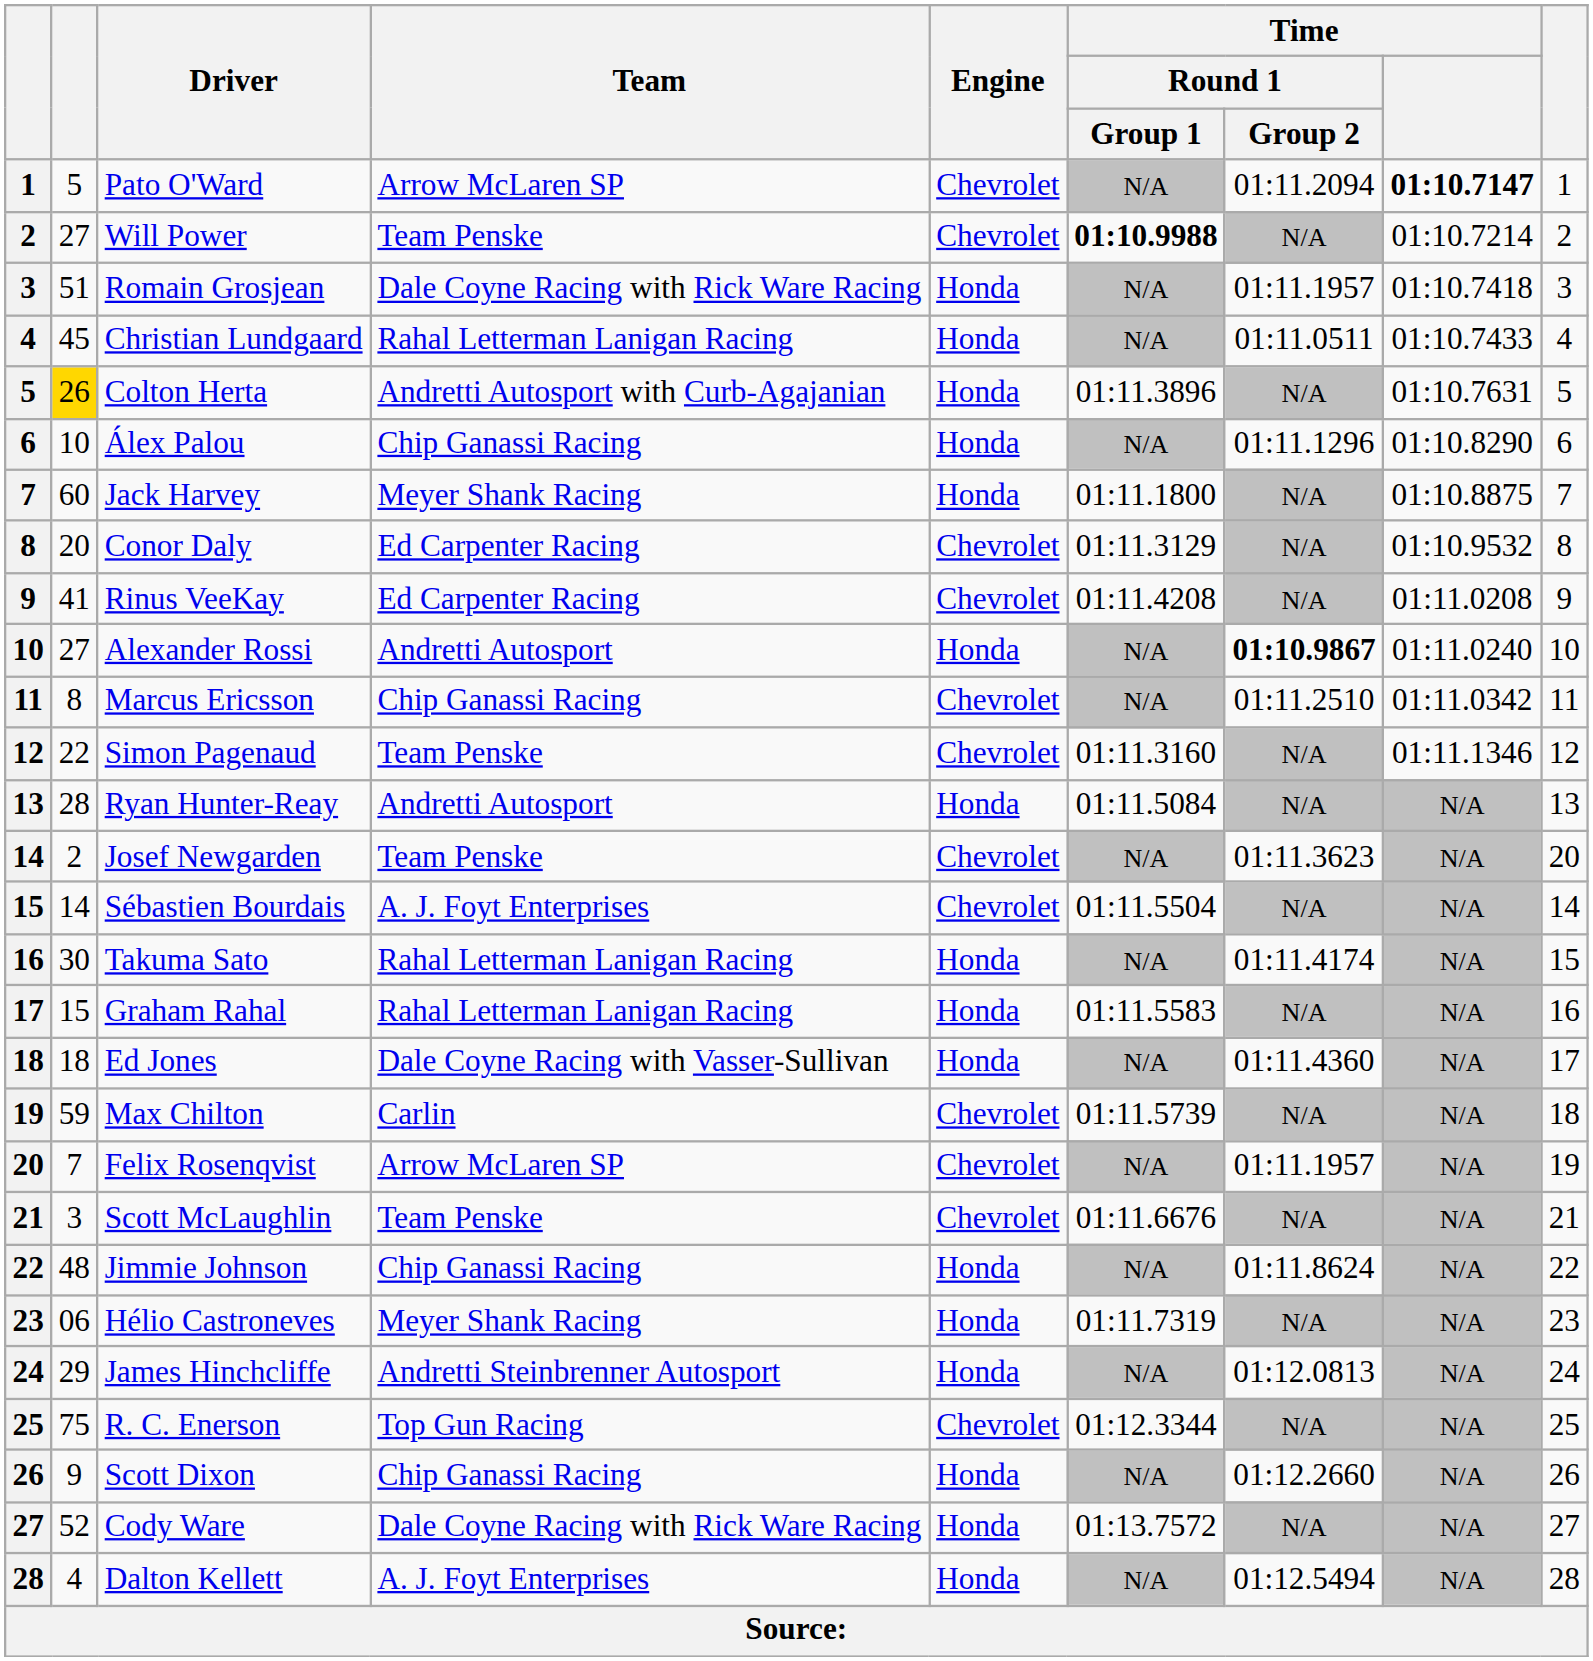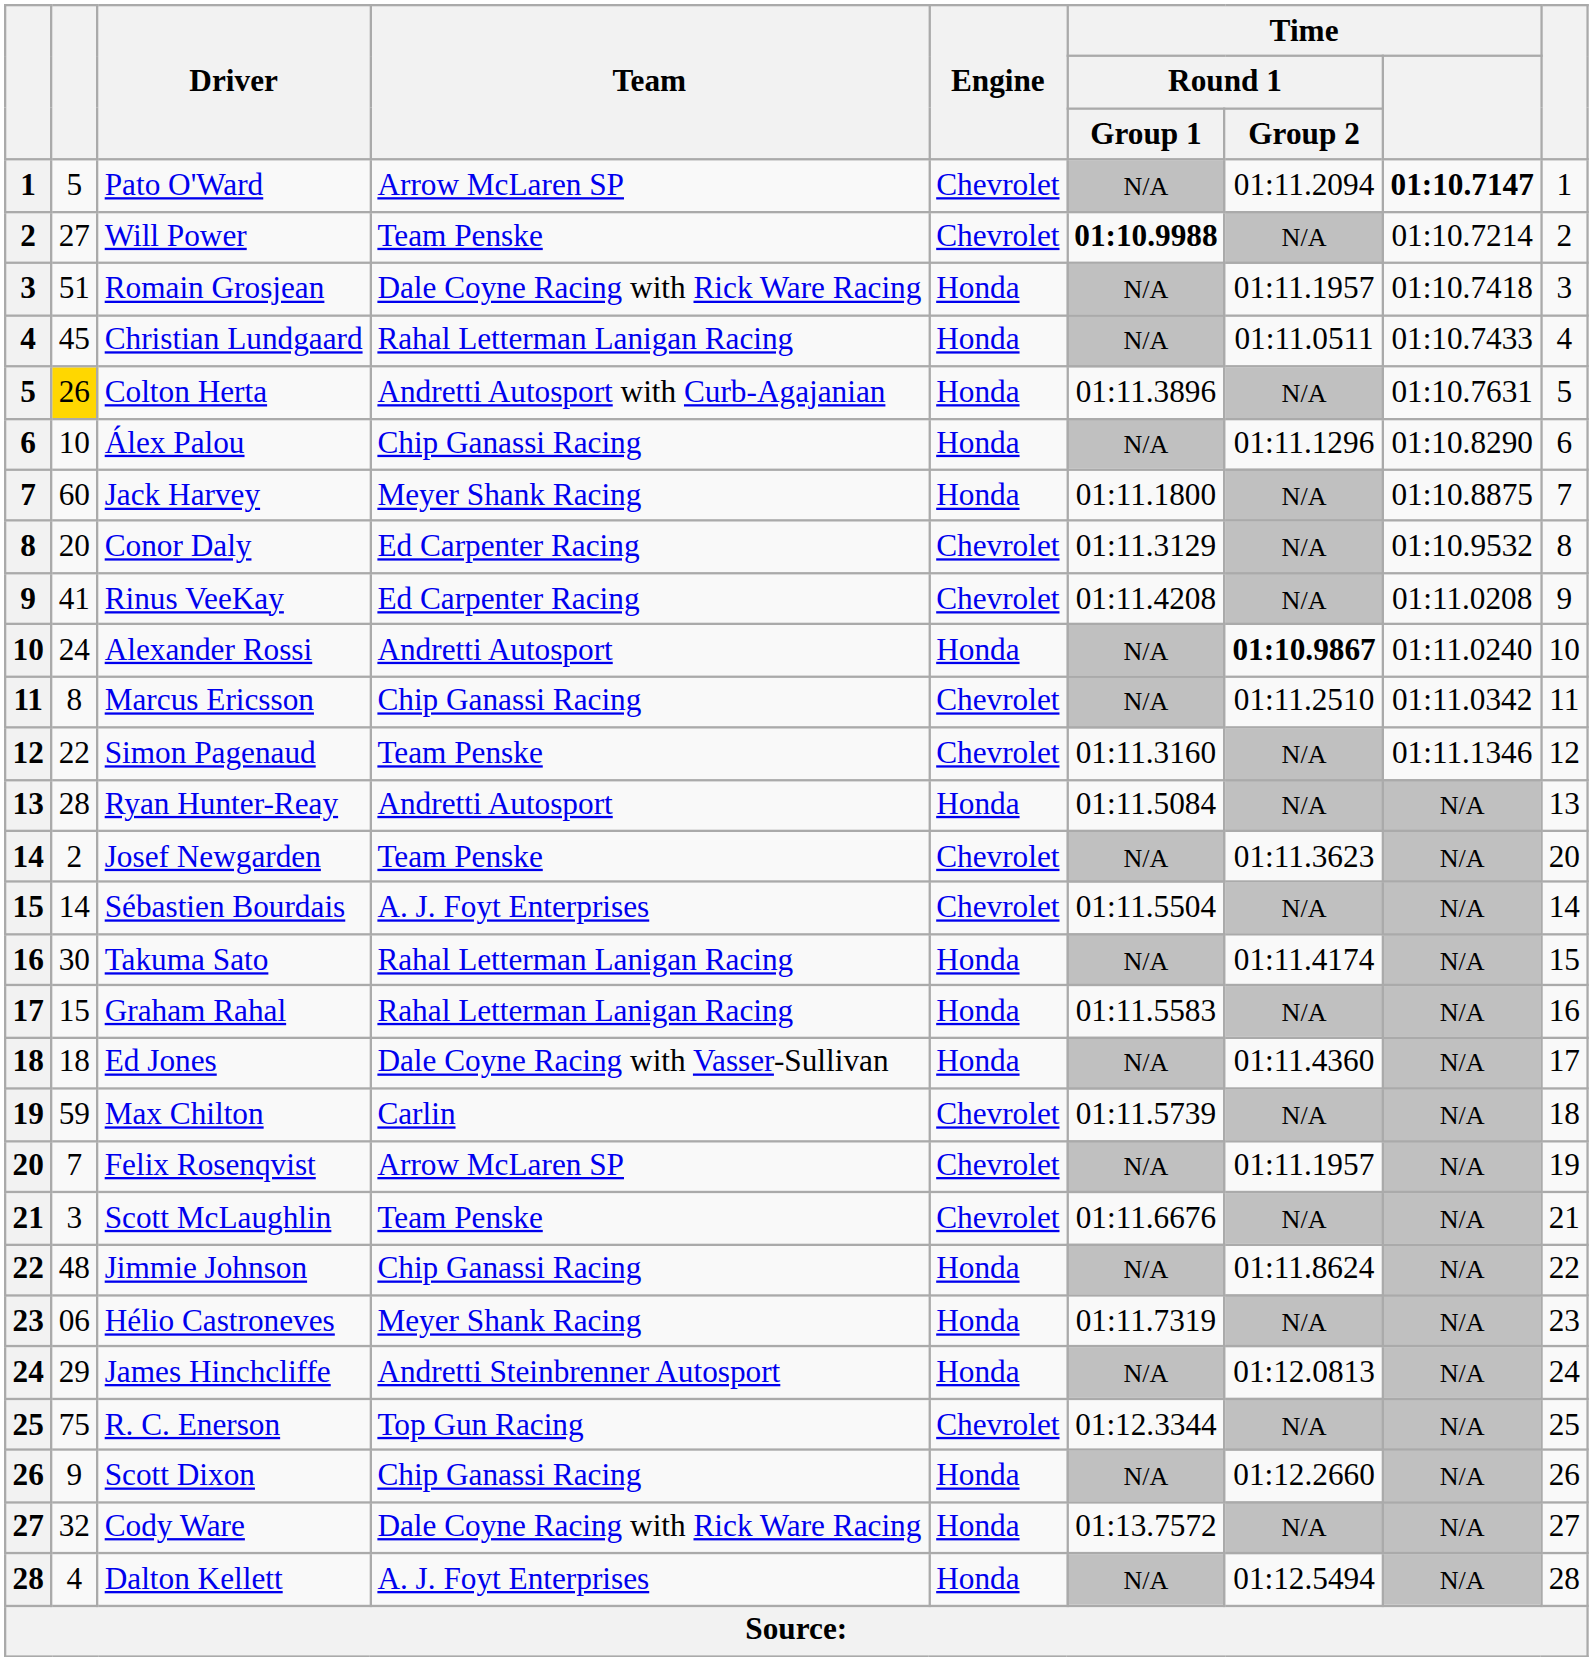(74, 649) 27 -> (74, 649) 24
(74, 1526) 52 -> (74, 1526) 32
